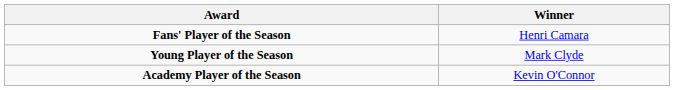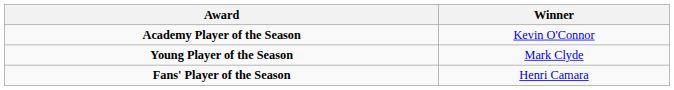rows swapped: (222, 35) <-> (222, 75)
